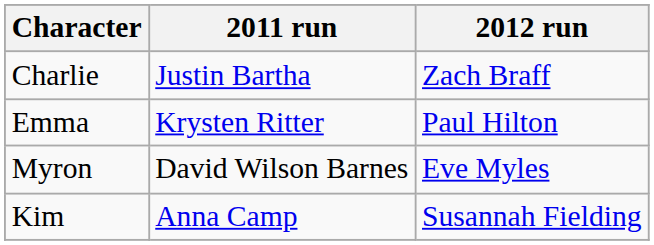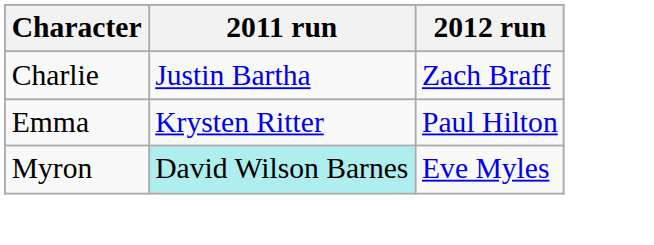(282, 168) no background -> (282, 168) paleturquoise background
- row: (38, 215)
